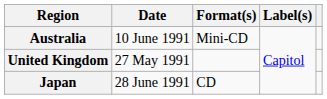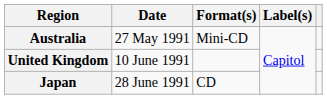(152, 37) 10 June 1991 -> (152, 37) 27 May 1991
(152, 60) 27 May 1991 -> (152, 60) 10 June 1991
